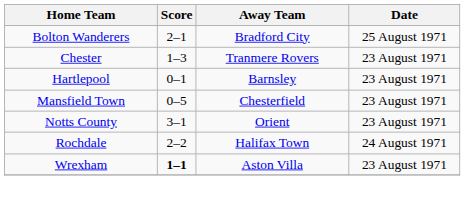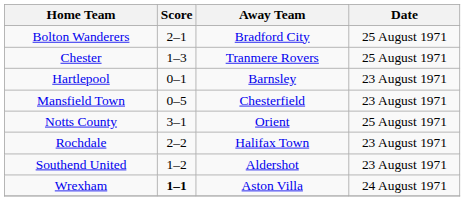(404, 57) 23 August 1971 -> (404, 57) 25 August 1971
(404, 121) 23 August 1971 -> (404, 121) 25 August 1971
(404, 143) 24 August 1971 -> (404, 143) 23 August 1971
+ row: (81, 164)
(404, 164) 23 August 1971 -> (404, 185) 24 August 1971
